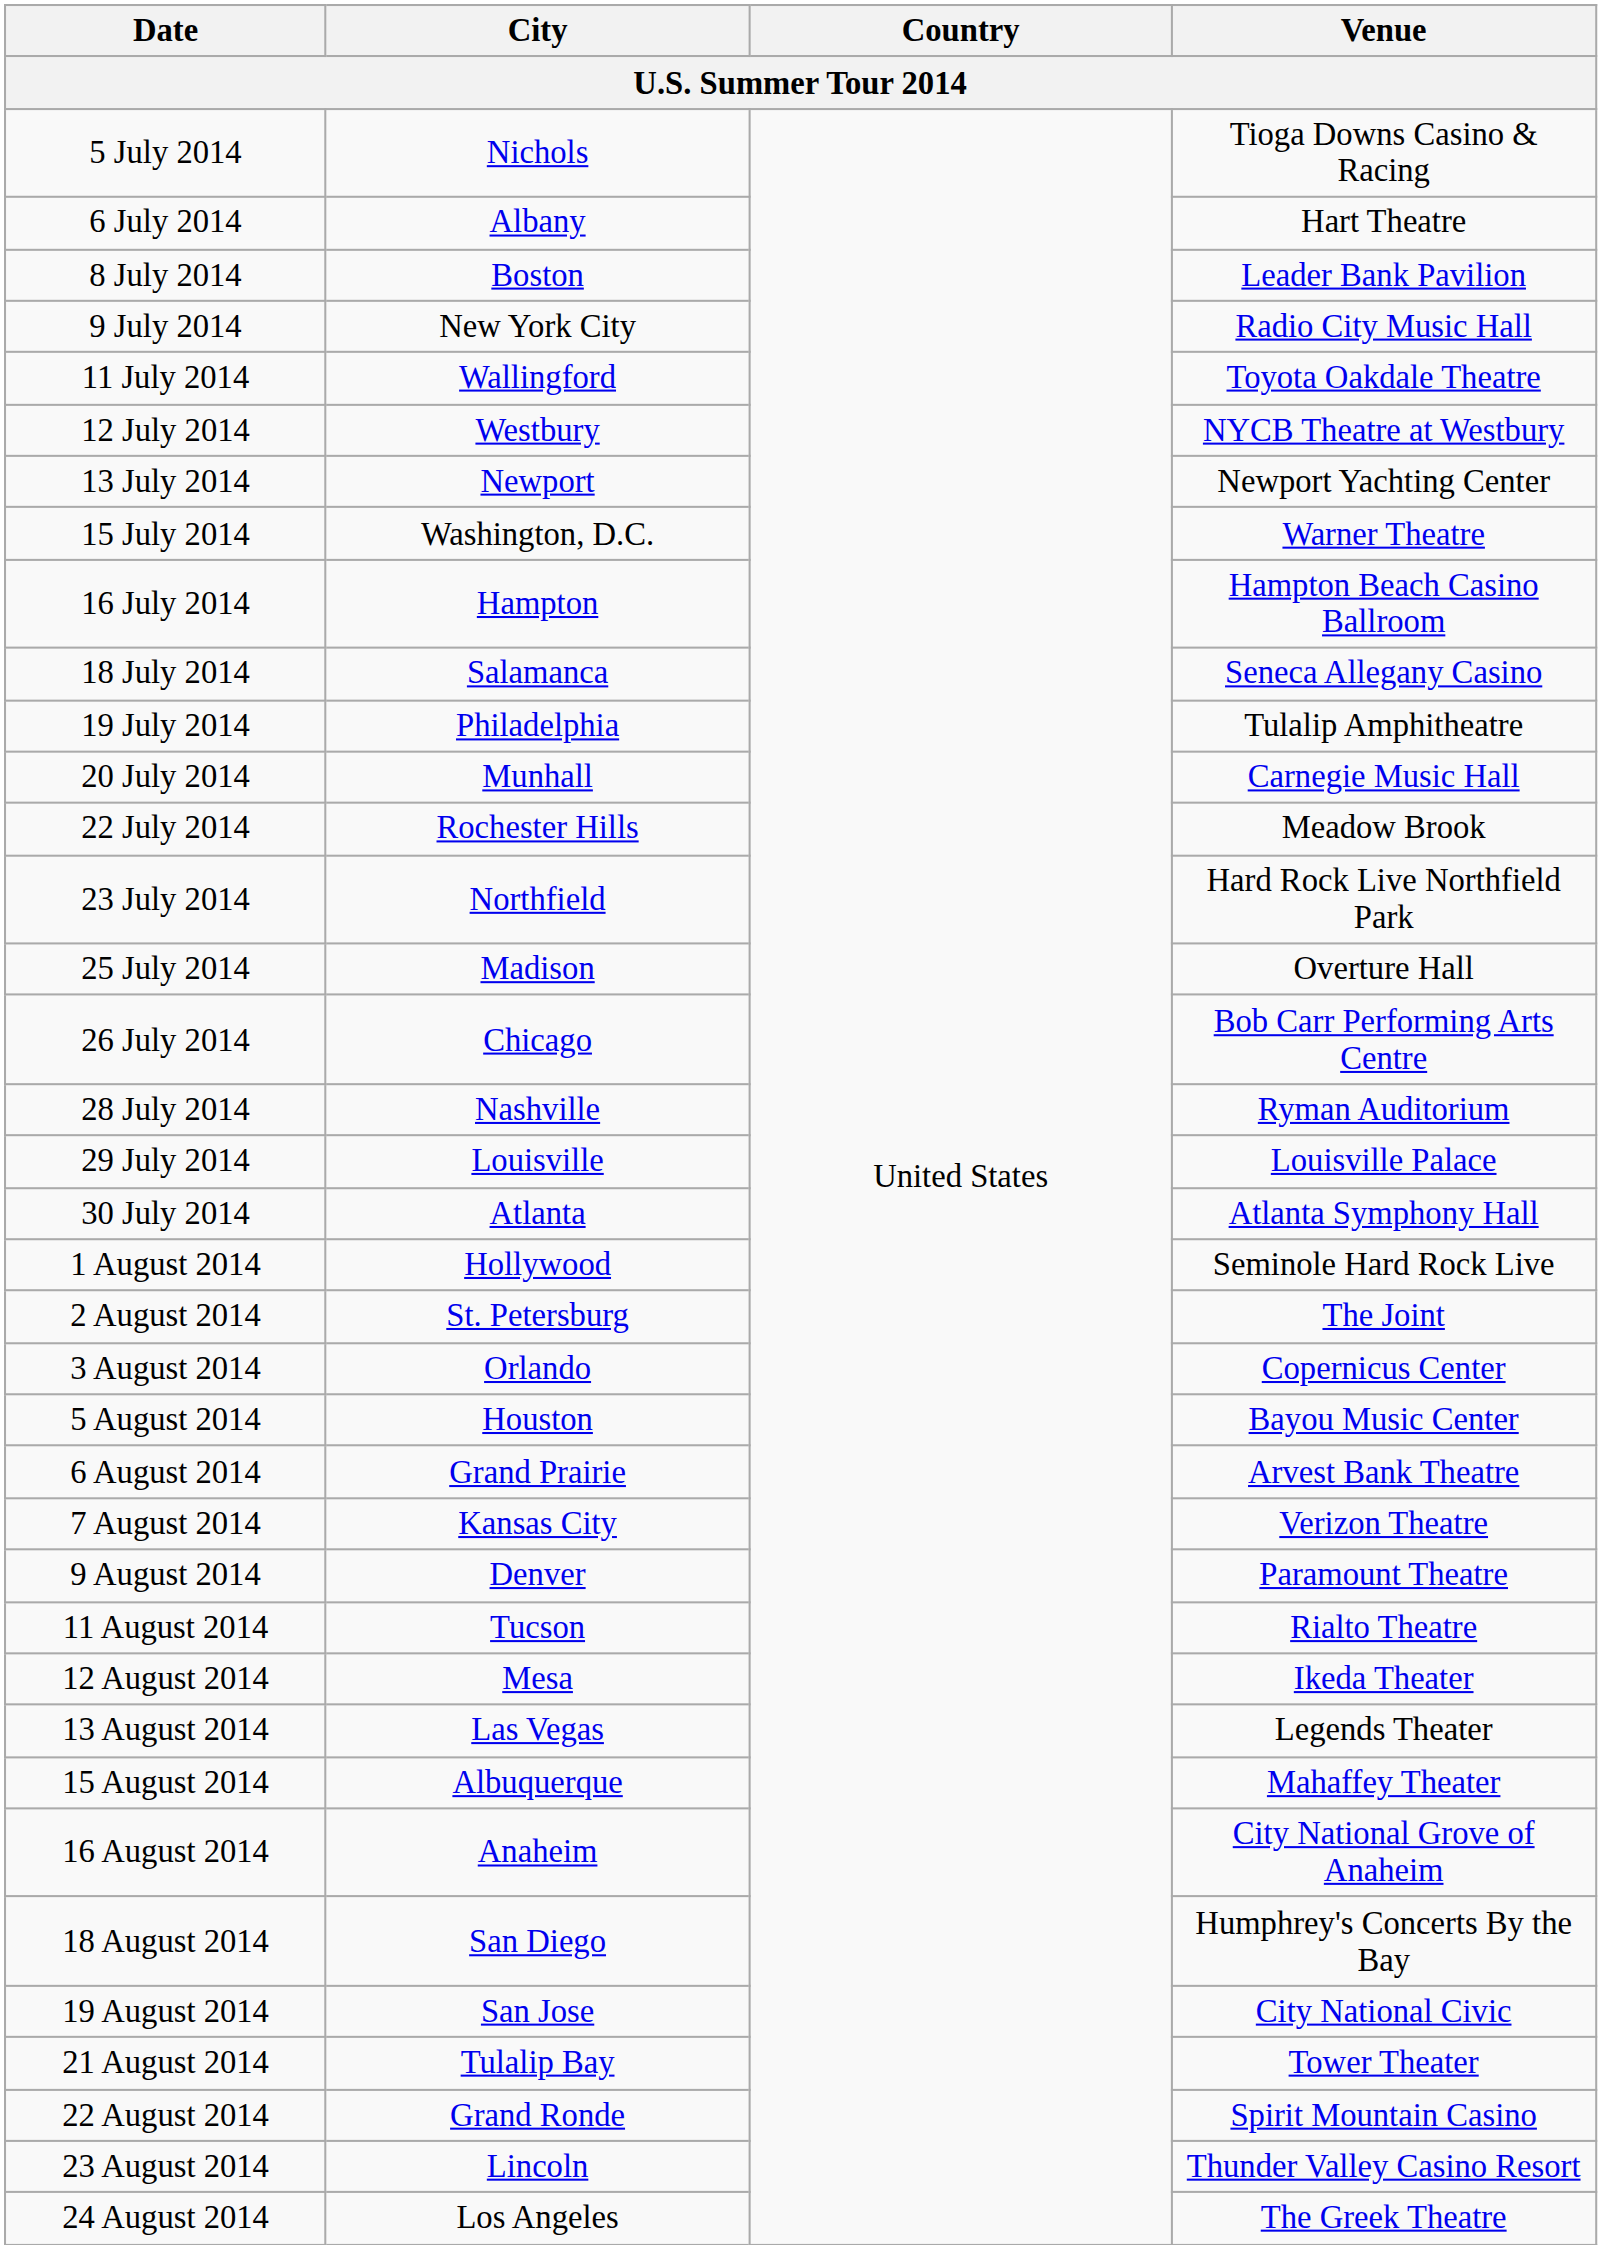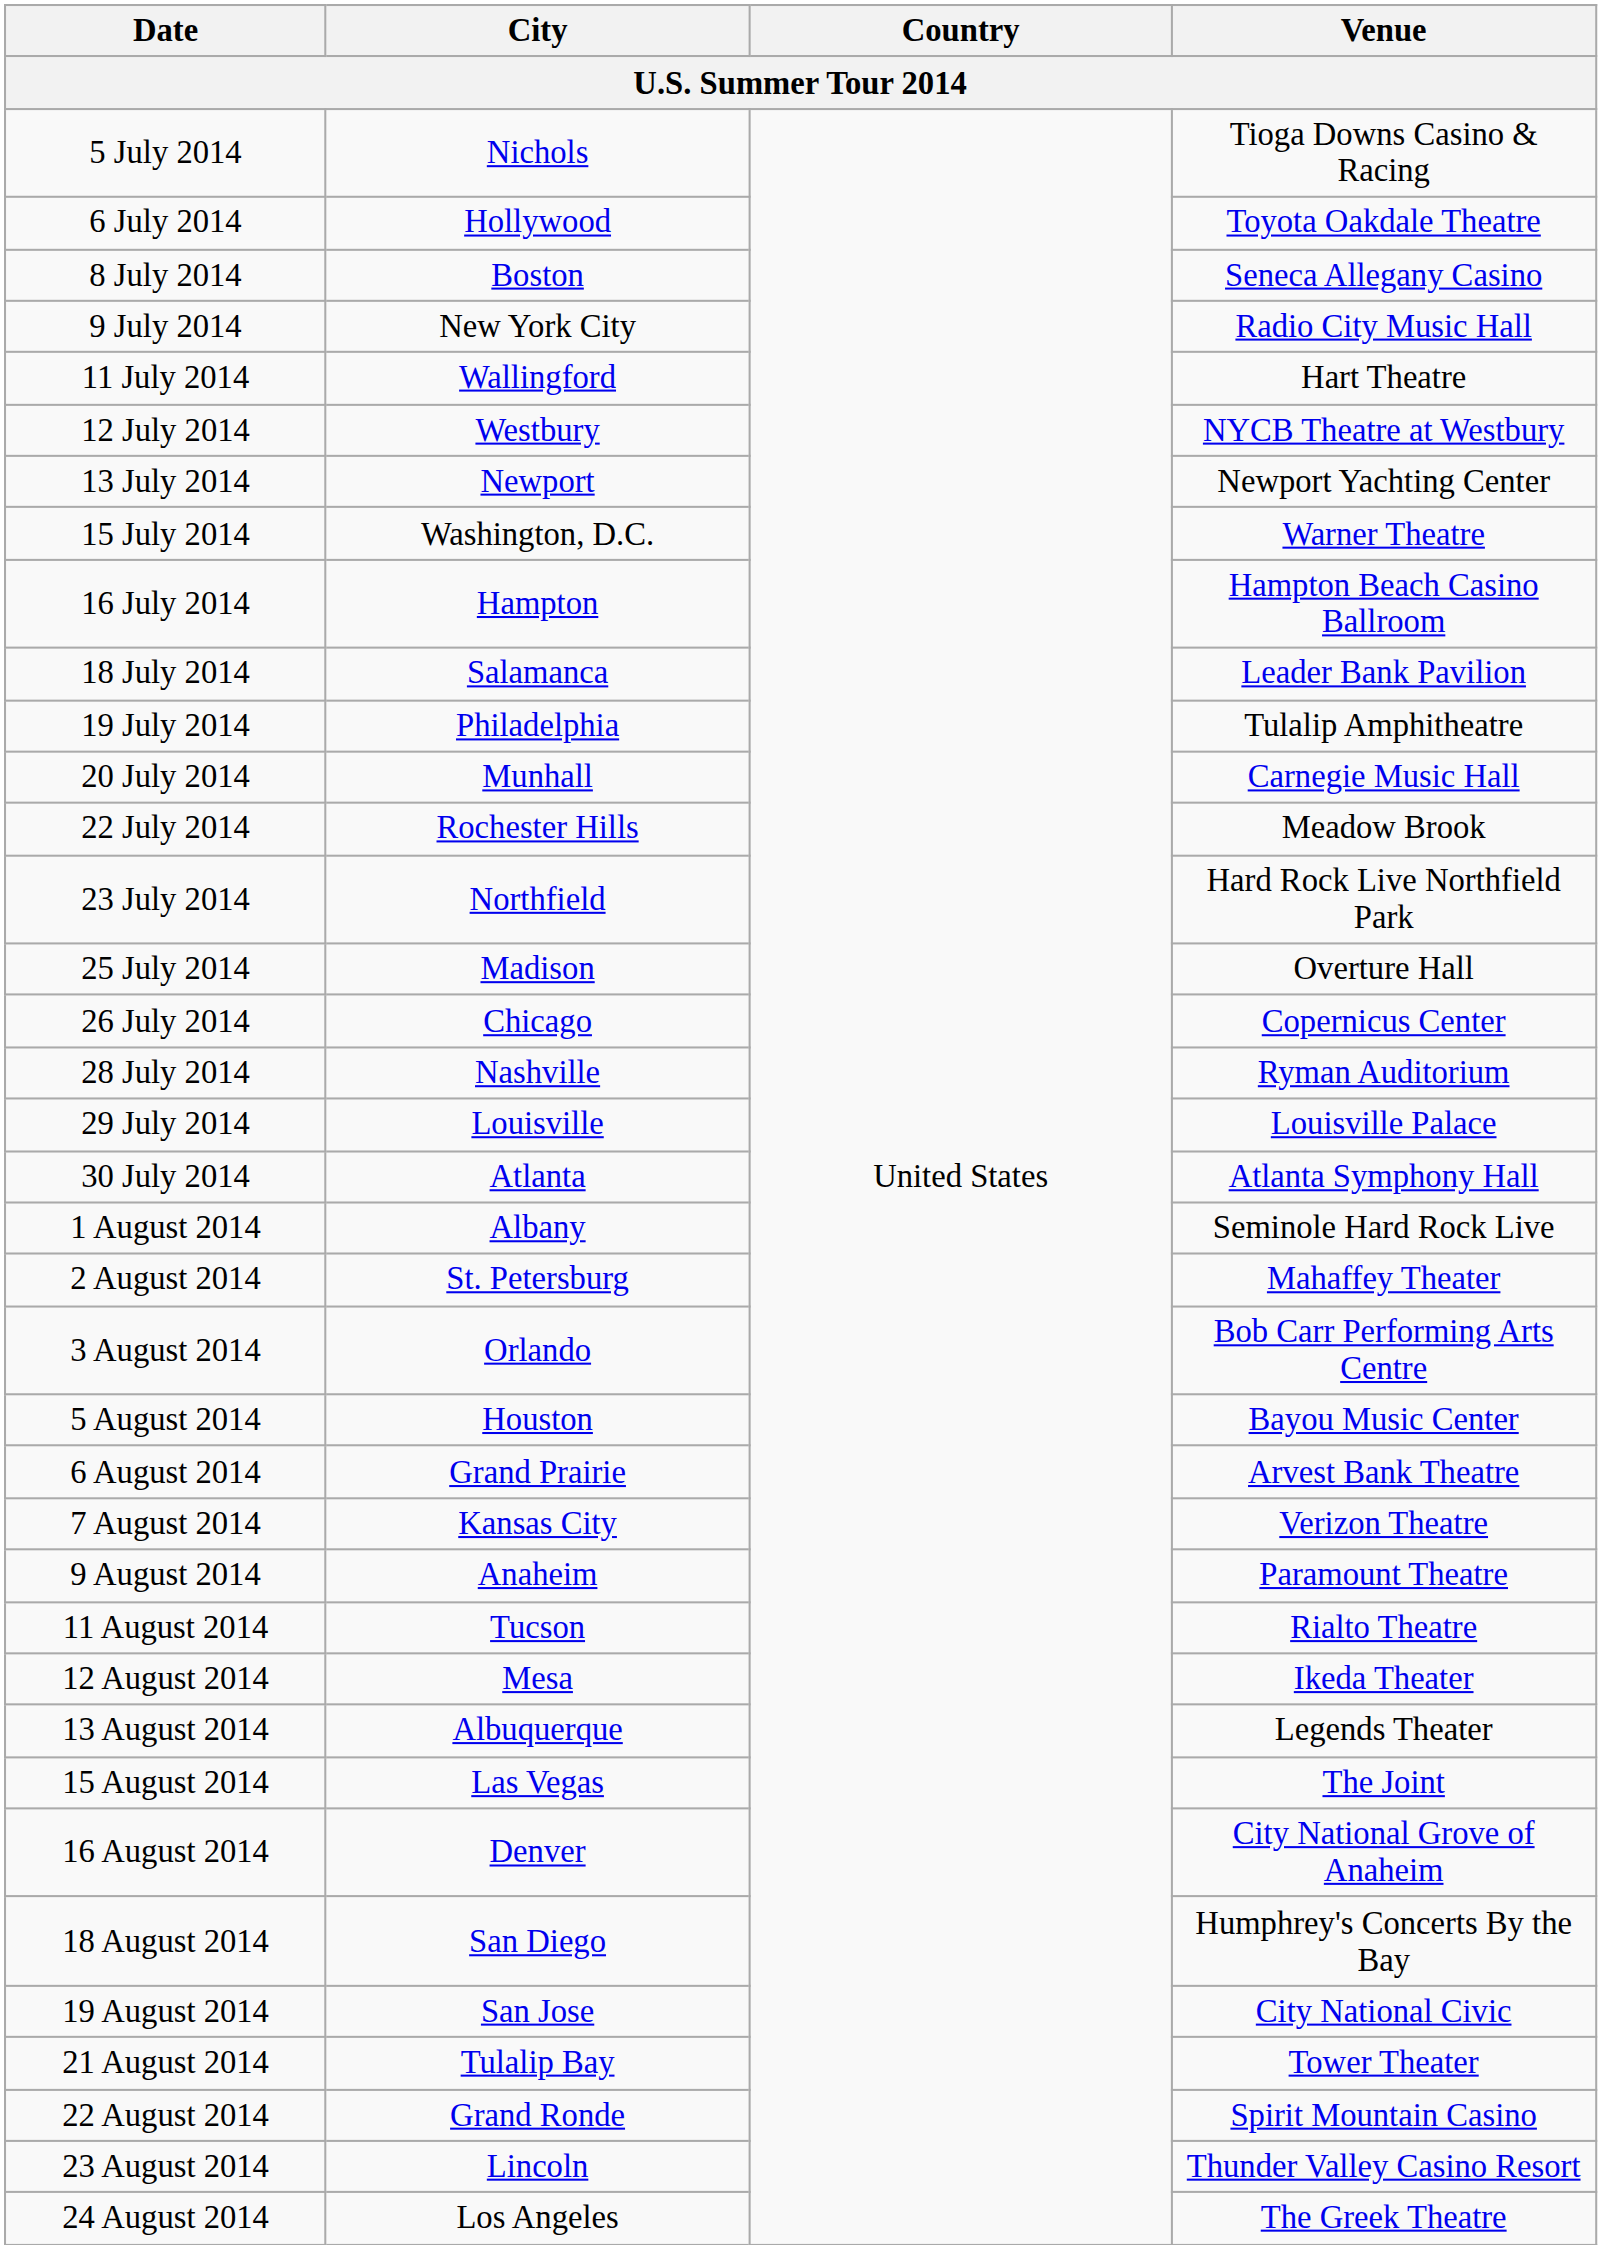(538, 222) Albany -> (538, 222) Hollywood
(1384, 222) Hart Theatre -> (1384, 222) Toyota Oakdale Theatre
(1384, 274) Leader Bank Pavilion -> (1384, 274) Seneca Allegany Casino
(1384, 377) Toyota Oakdale Theatre -> (1384, 377) Hart Theatre
(1384, 673) Seneca Allegany Casino -> (1384, 673) Leader Bank Pavilion
(1384, 1038) Bob Carr Performing Arts Centre -> (1384, 1020) Copernicus Center
(538, 1264) Hollywood -> (538, 1227) Albany
(1384, 1316) The Joint -> (1384, 1279) Mahaffey Theater
(1384, 1367) Copernicus Center -> (1384, 1349) Bob Carr Performing Arts Centre
(538, 1574) Denver -> (538, 1574) Anaheim
(538, 1730) Las Vegas -> (538, 1730) Albuquerque
(538, 1781) Albuquerque -> (538, 1781) Las Vegas
(1384, 1781) Mahaffey Theater -> (1384, 1781) The Joint
(538, 1852) Anaheim -> (538, 1852) Denver
